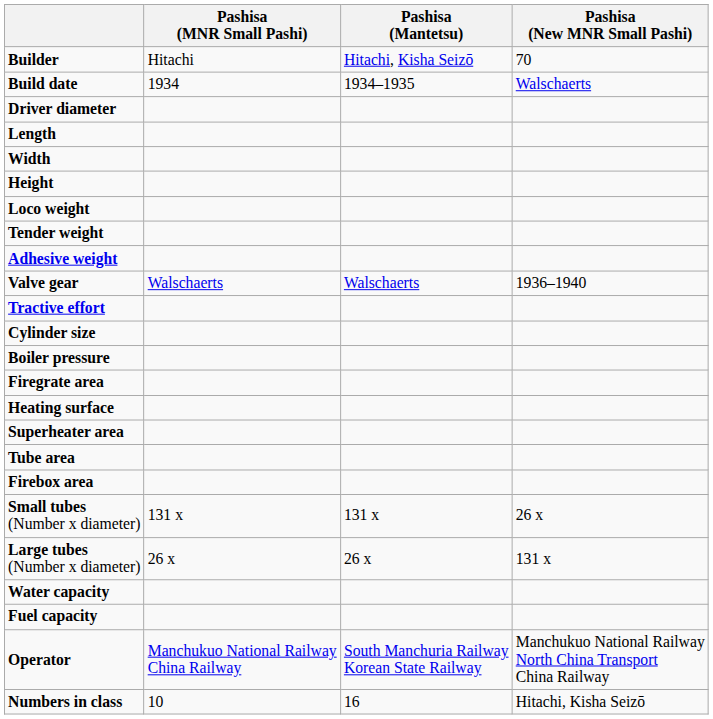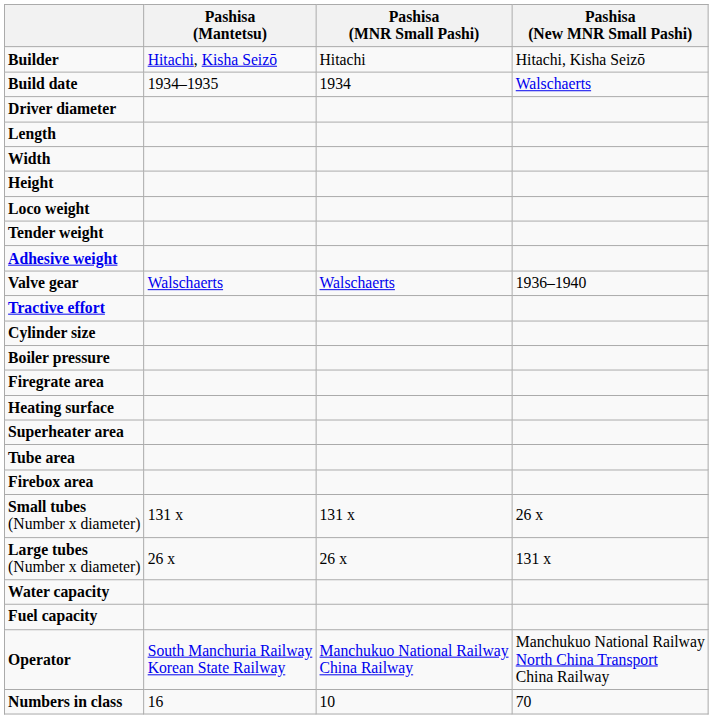columns swapped: (426, 25) <-> (242, 25)
(524, 59) 70 -> (580, 59) Hitachi, Kisha Seizō
(580, 701) Hitachi, Kisha Seizō -> (524, 701) 70
